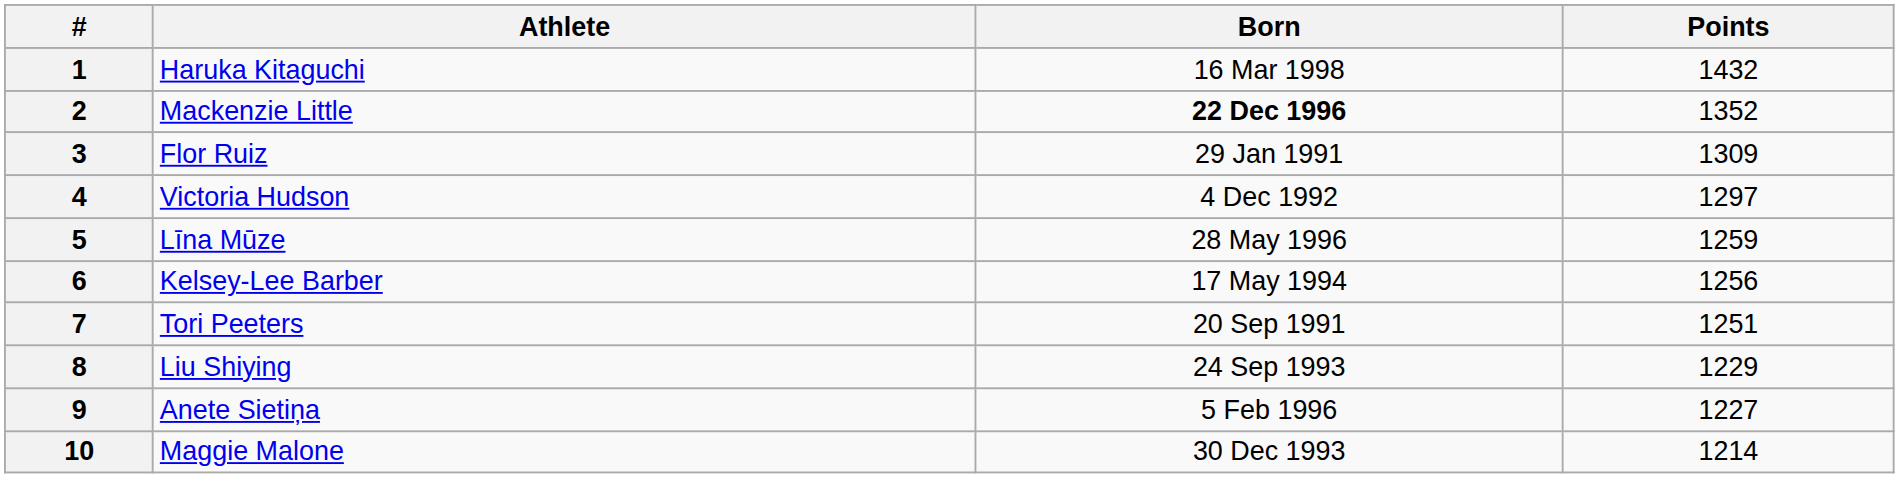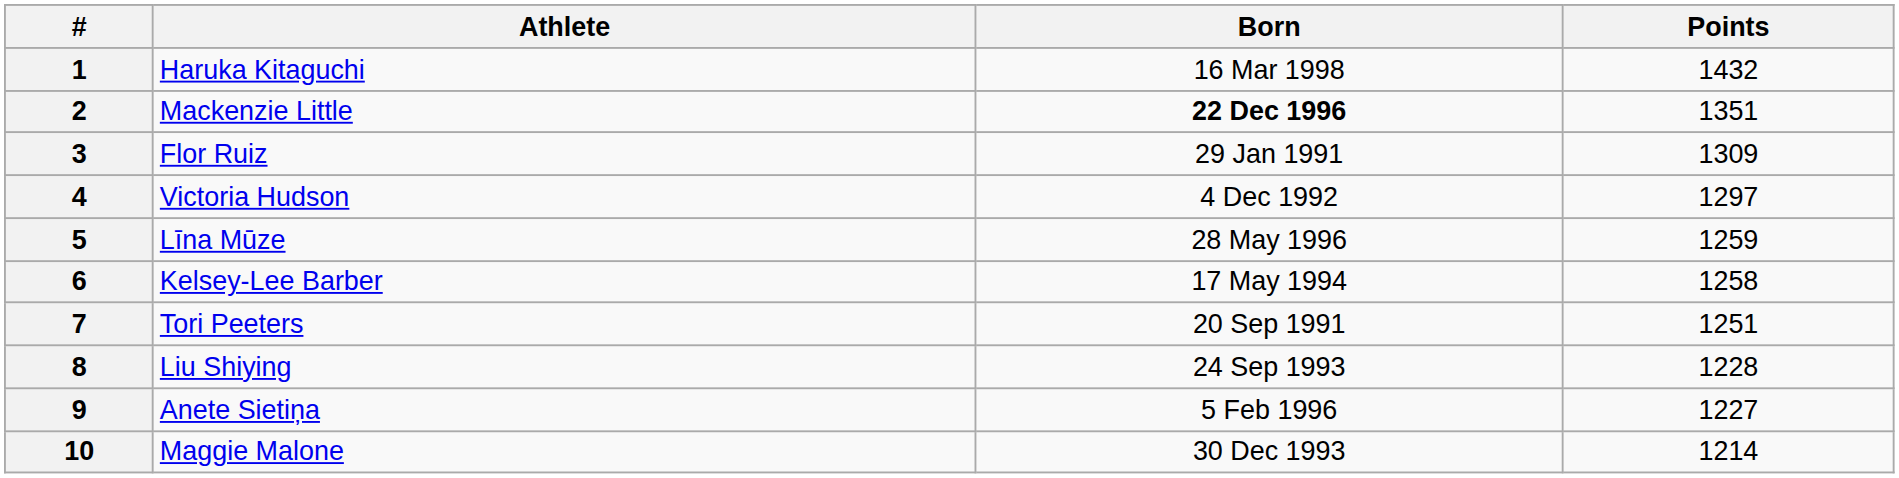(1728, 112) 1352 -> (1728, 112) 1351
(1728, 282) 1256 -> (1728, 282) 1258
(1728, 367) 1229 -> (1728, 367) 1228
